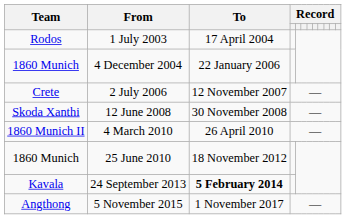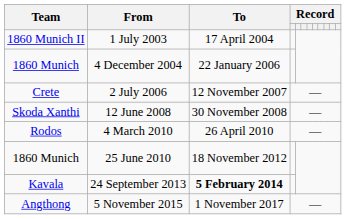(46, 39) Rodos -> (46, 39) 1860 Munich II
(46, 131) 1860 Munich II -> (46, 131) Rodos
